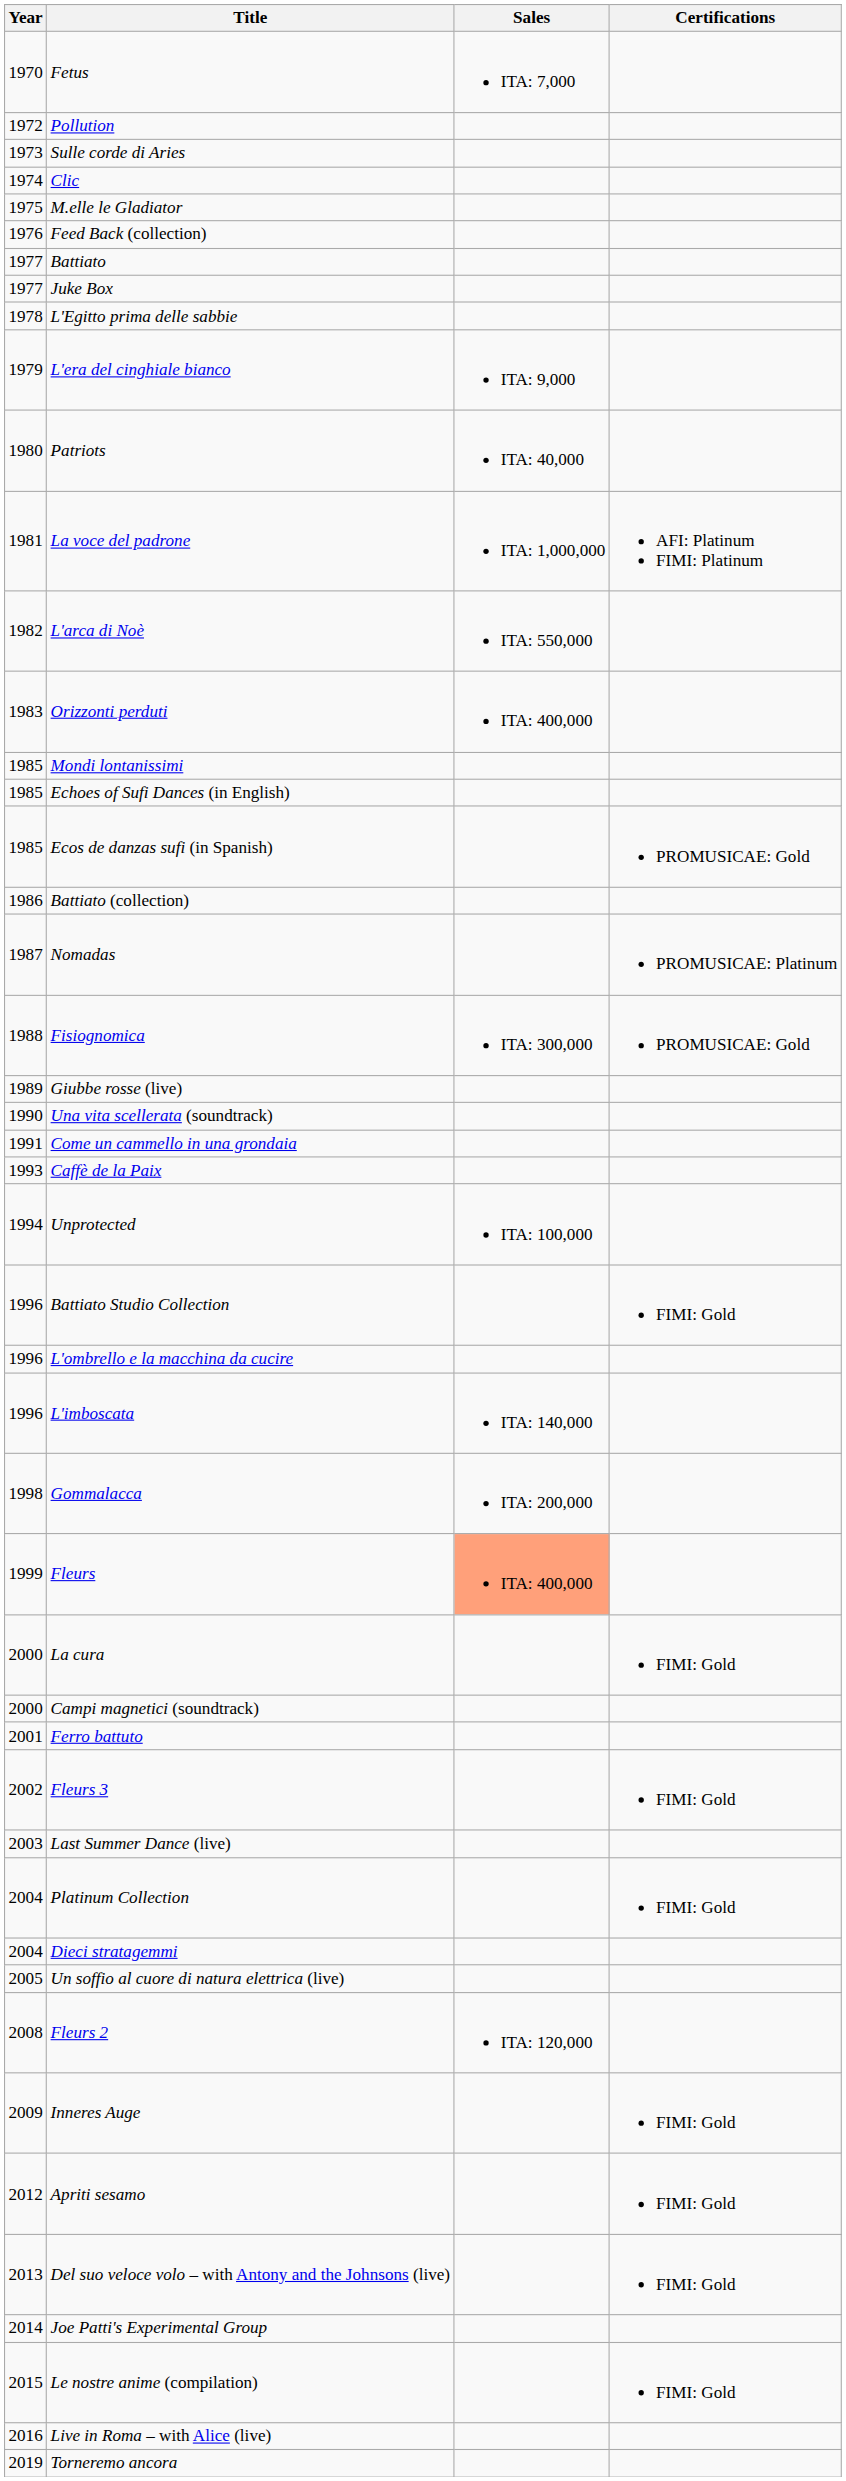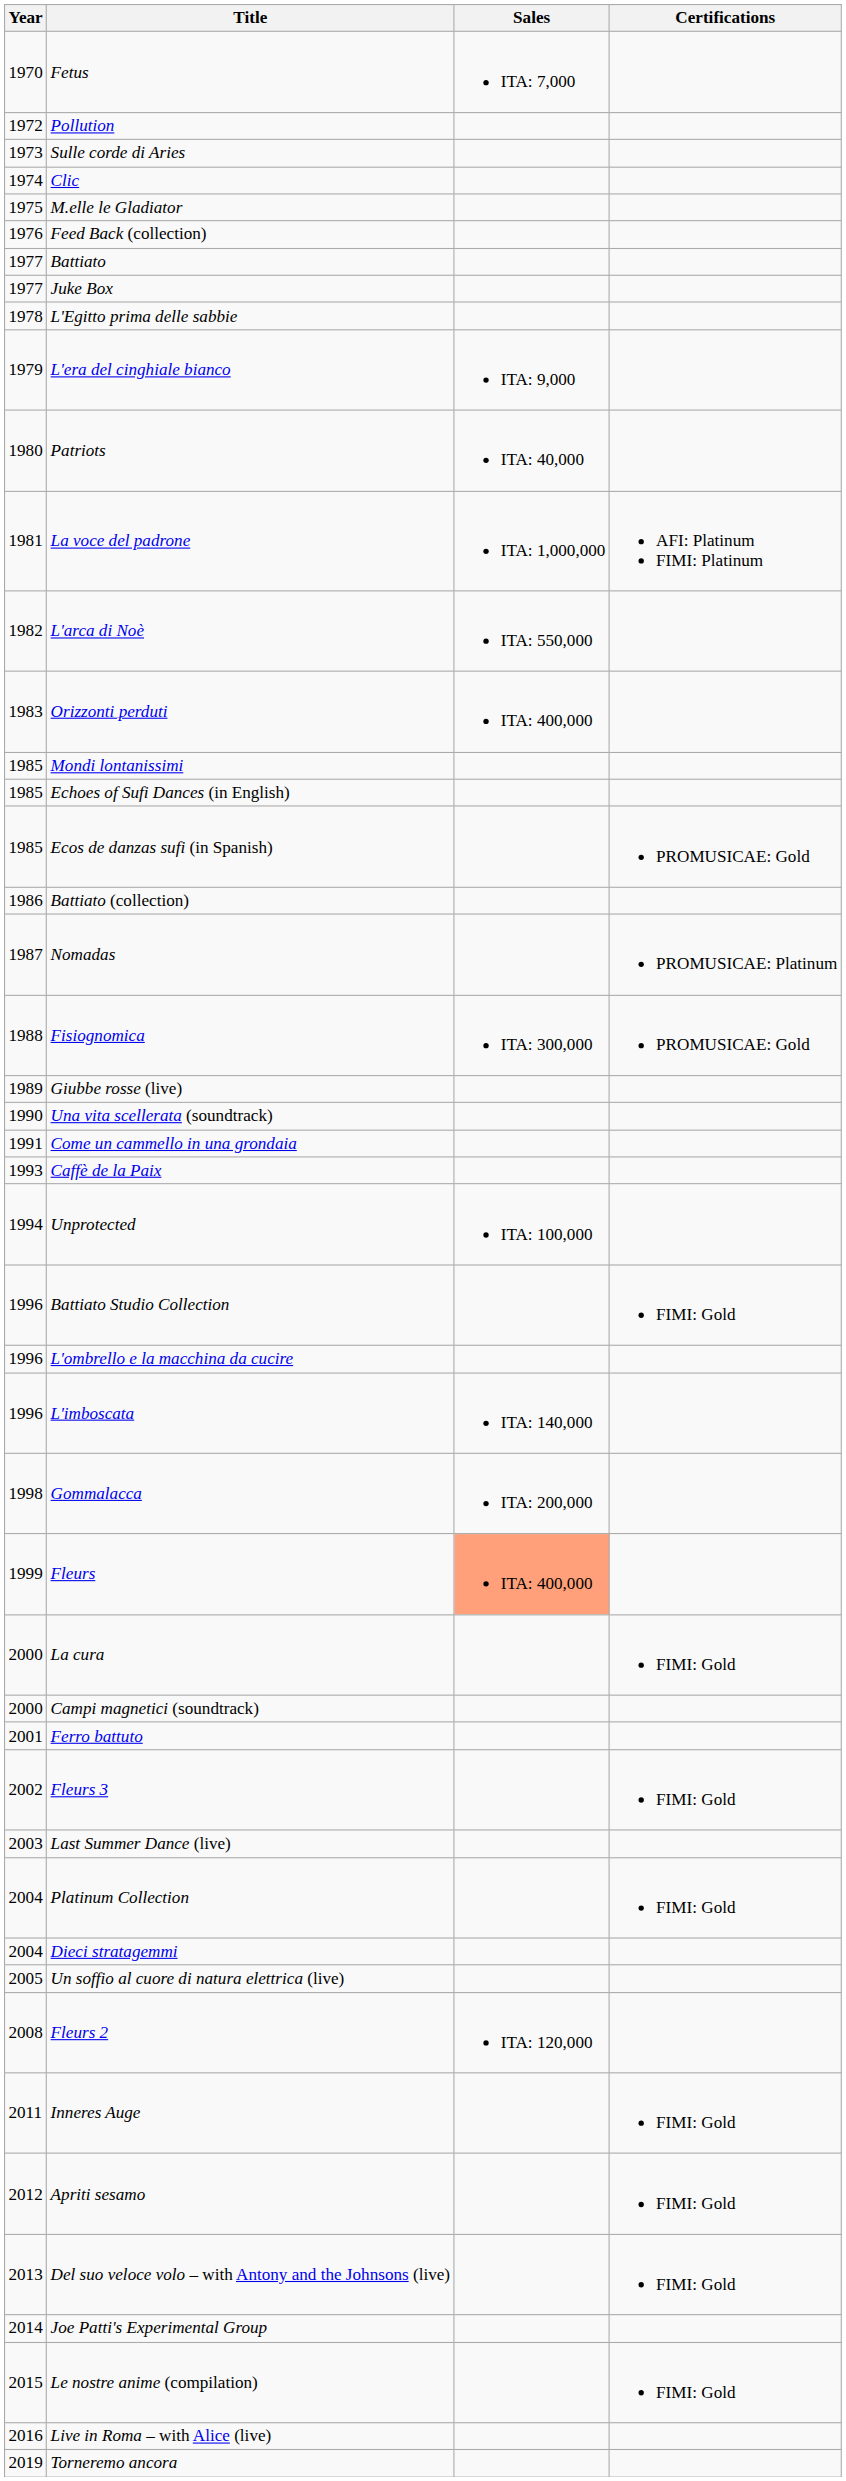(26, 2113) 2009 -> (25, 2113) 2011
